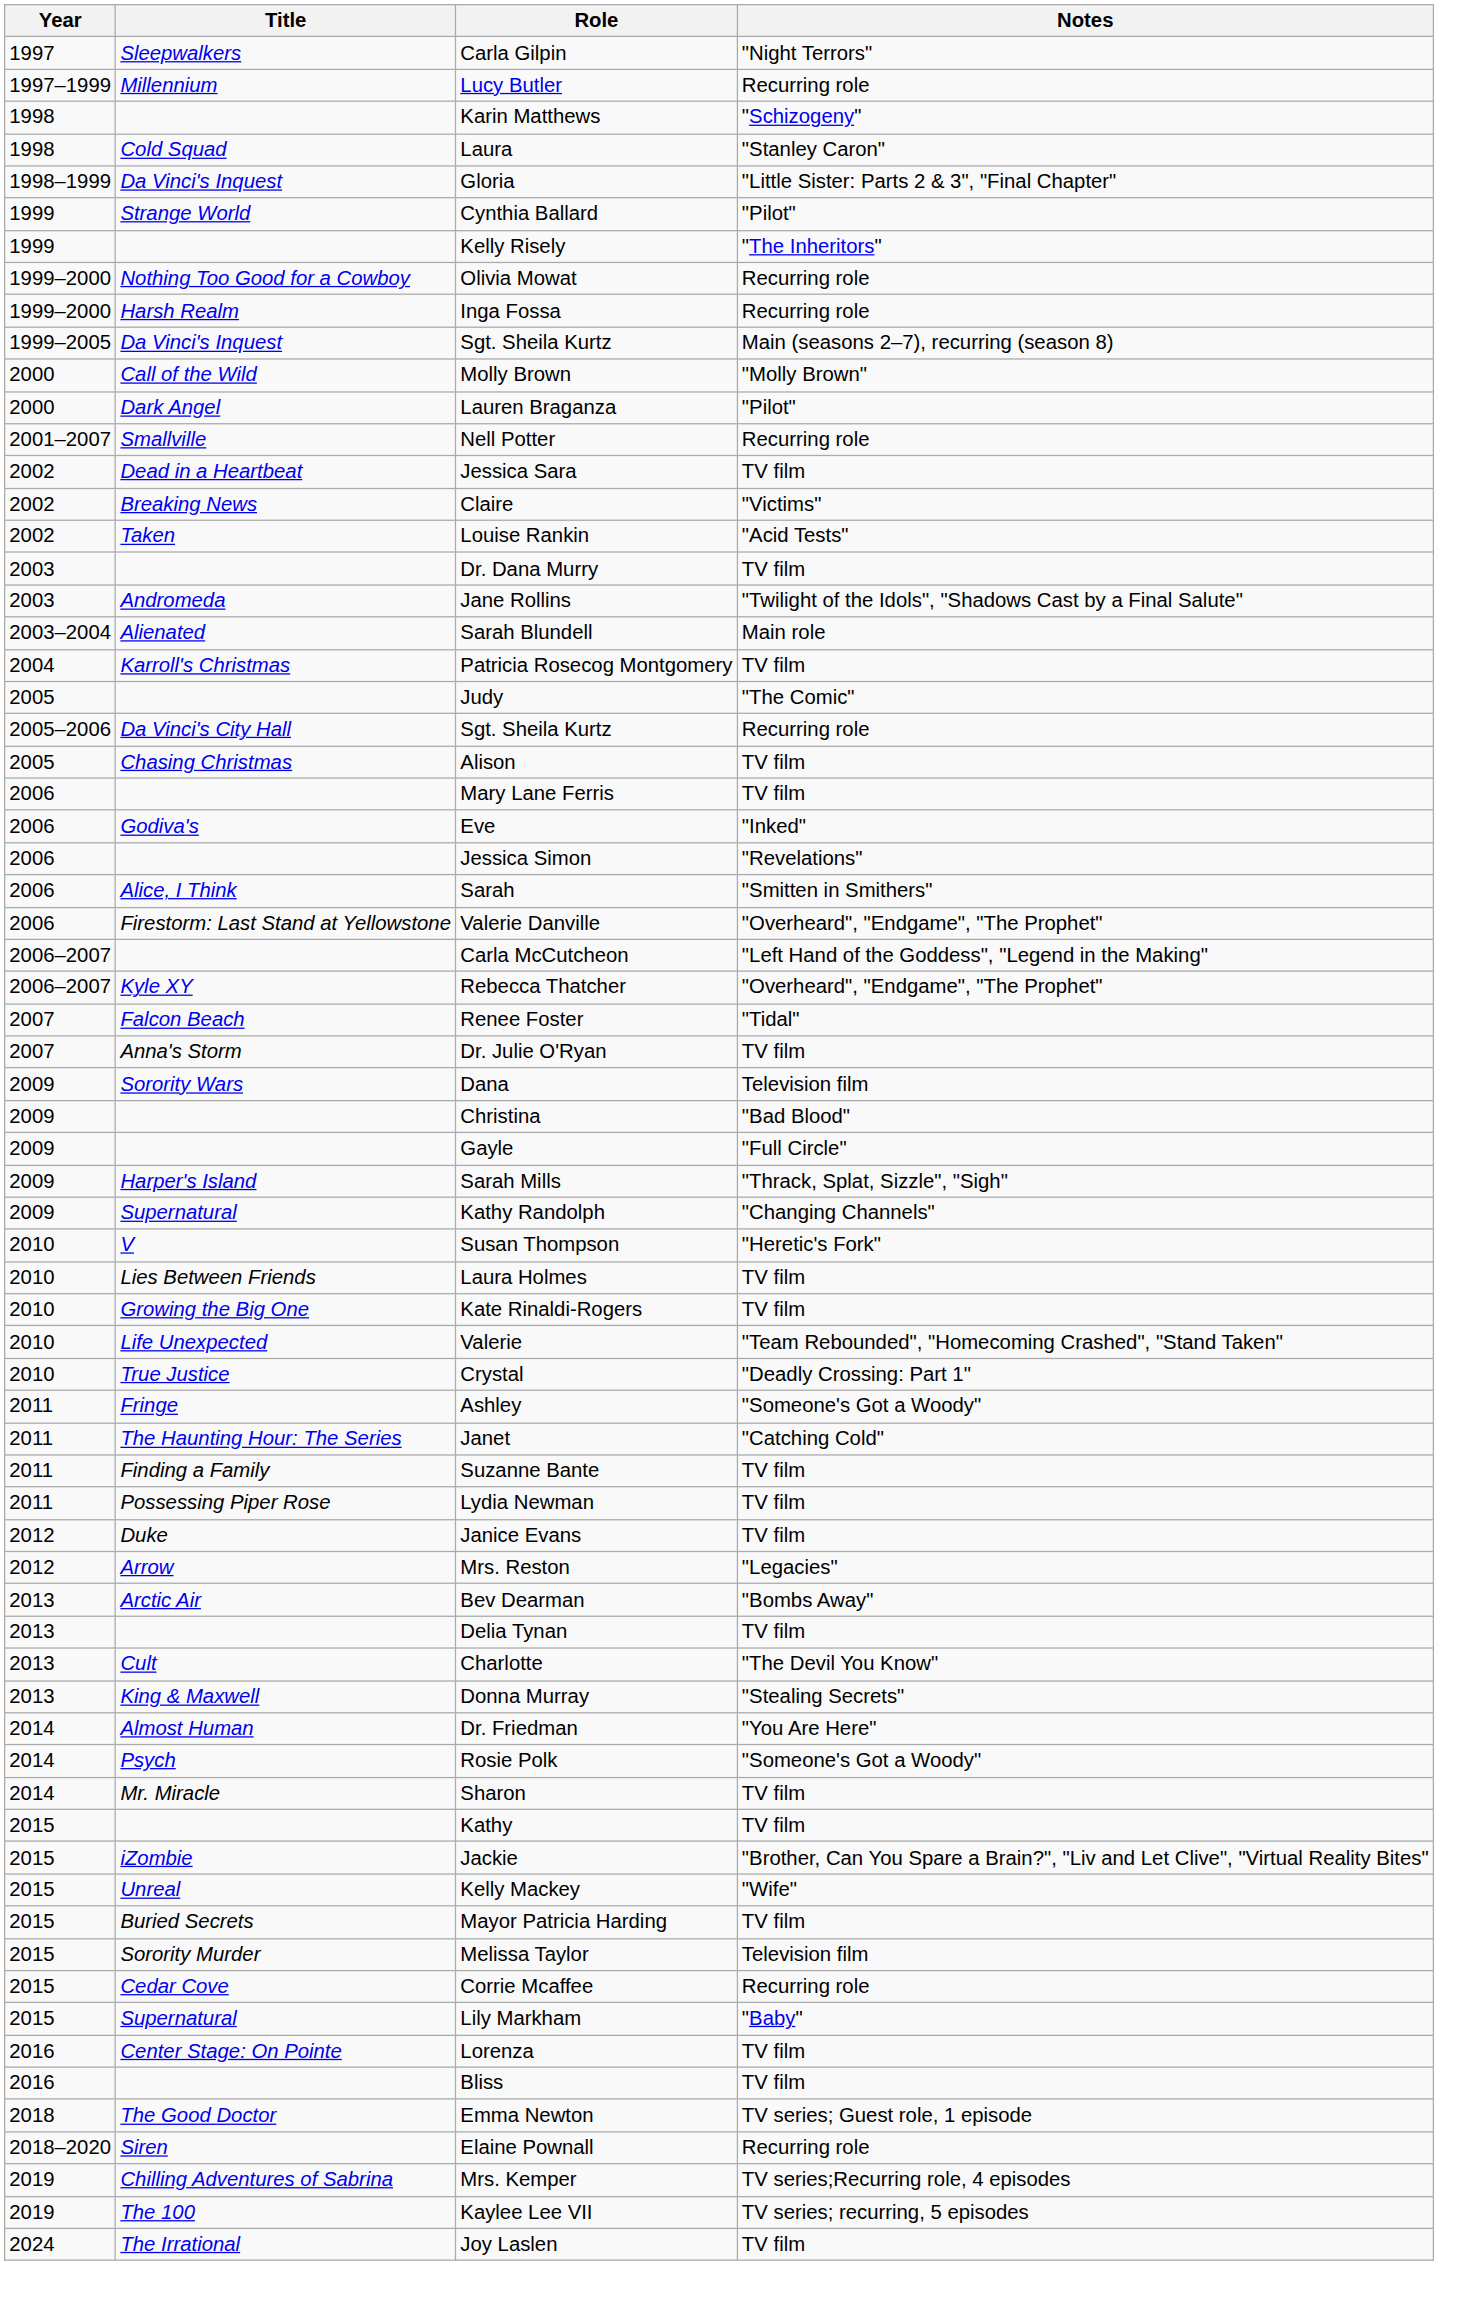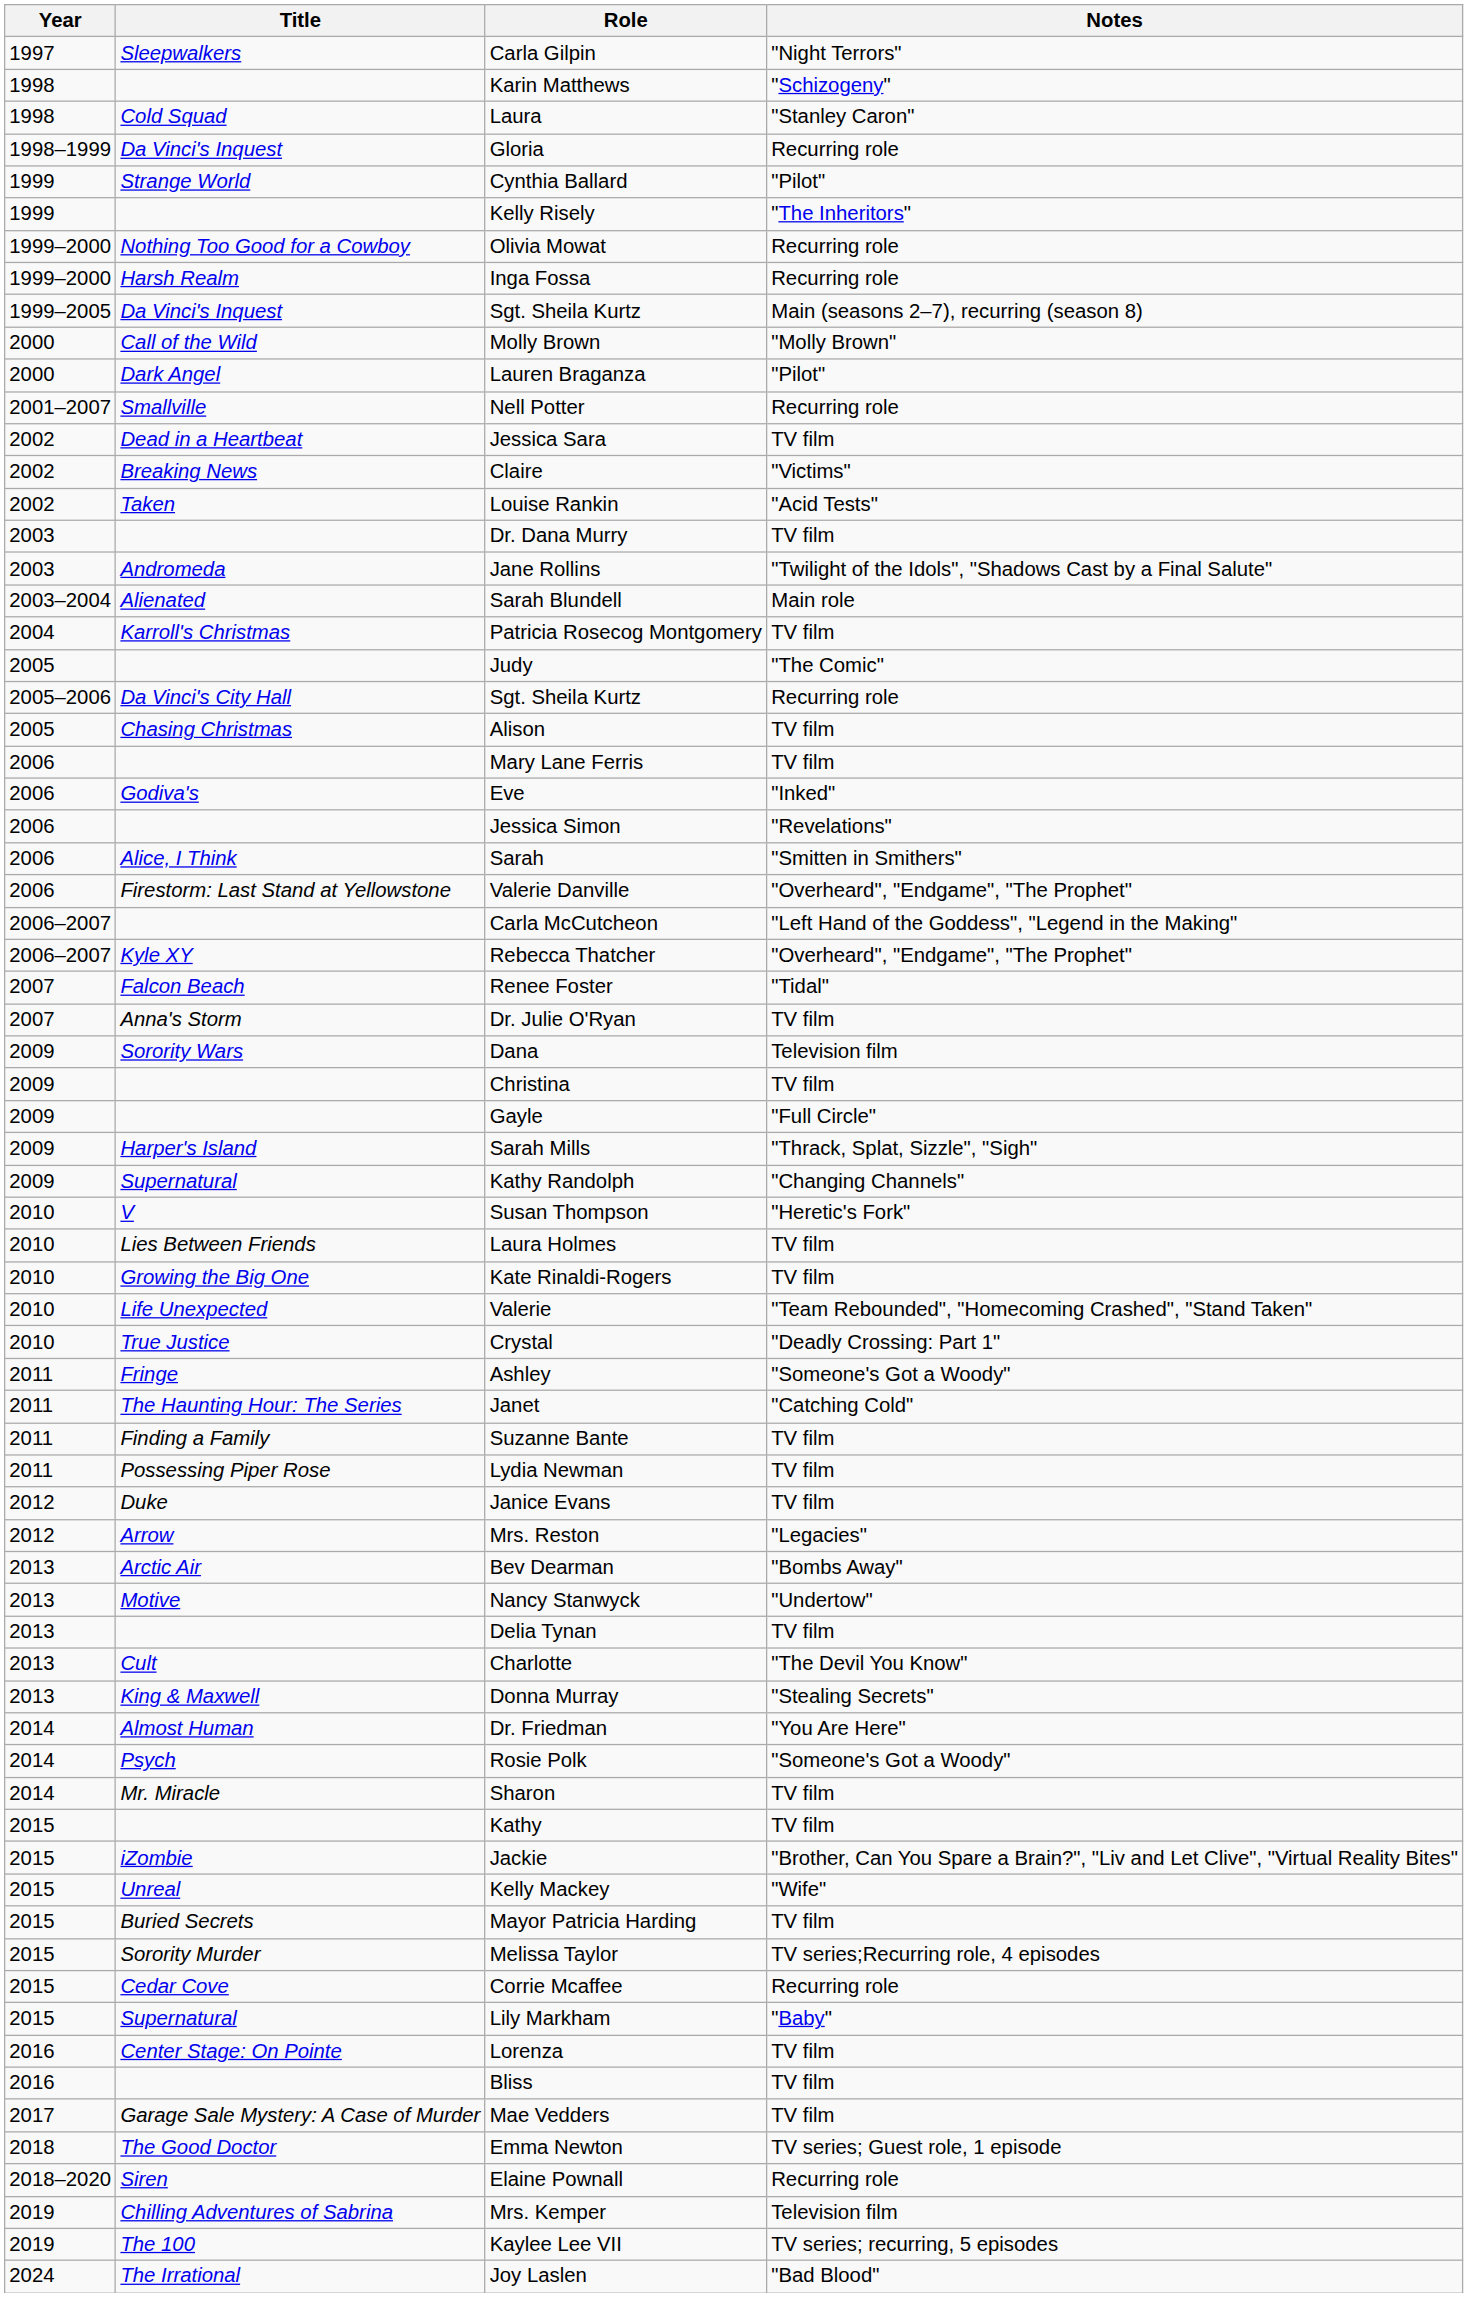- row: (169, 85)
(929, 181) "Little Sister: Parts 2 & 3", "Final Chapter" -> (835, 149) Recurring role
(796, 1116) "Bad Blood" -> (803, 1084) TV film
+ row: (150, 1599)
(805, 1954) Television film -> (936, 1954) TV series;Recurring role, 4 episodes
+ row: (300, 2115)
(906, 2179) TV series;Recurring role, 4 episodes -> (834, 2211) Television film
(773, 2244) TV film -> (825, 2276) "Bad Blood"
